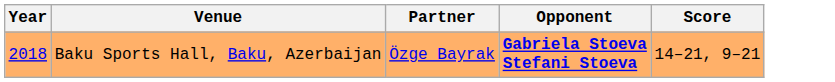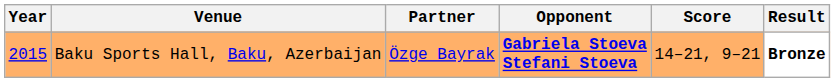+ column: (797, 18)
(28, 54) 2018 -> (28, 54) 2015
